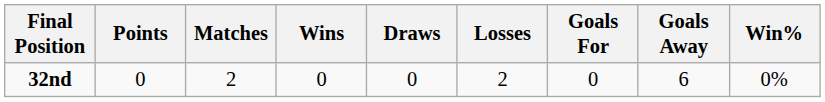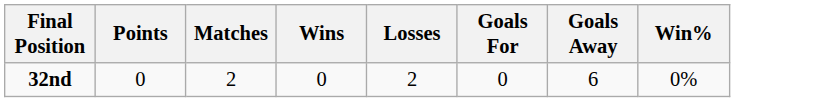- column: (412, 33)
